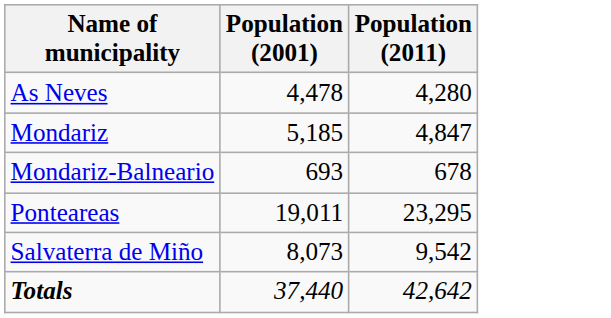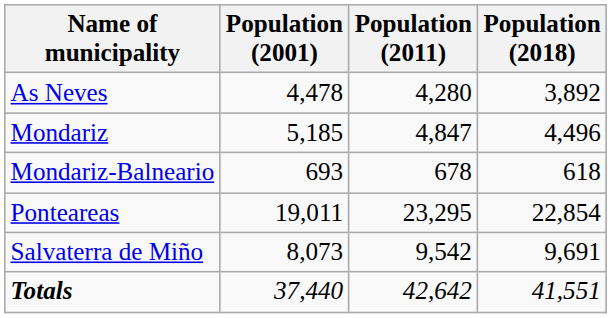+ column: (542, 38)
